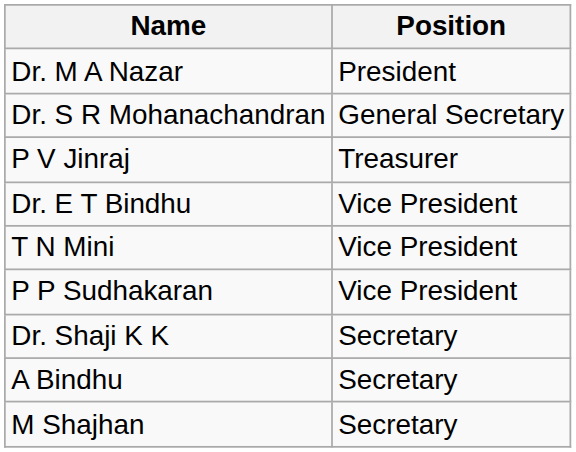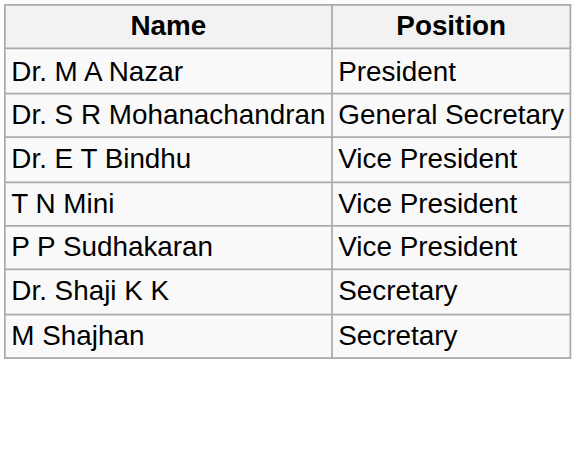- row: (71, 159)
- row: (67, 379)
